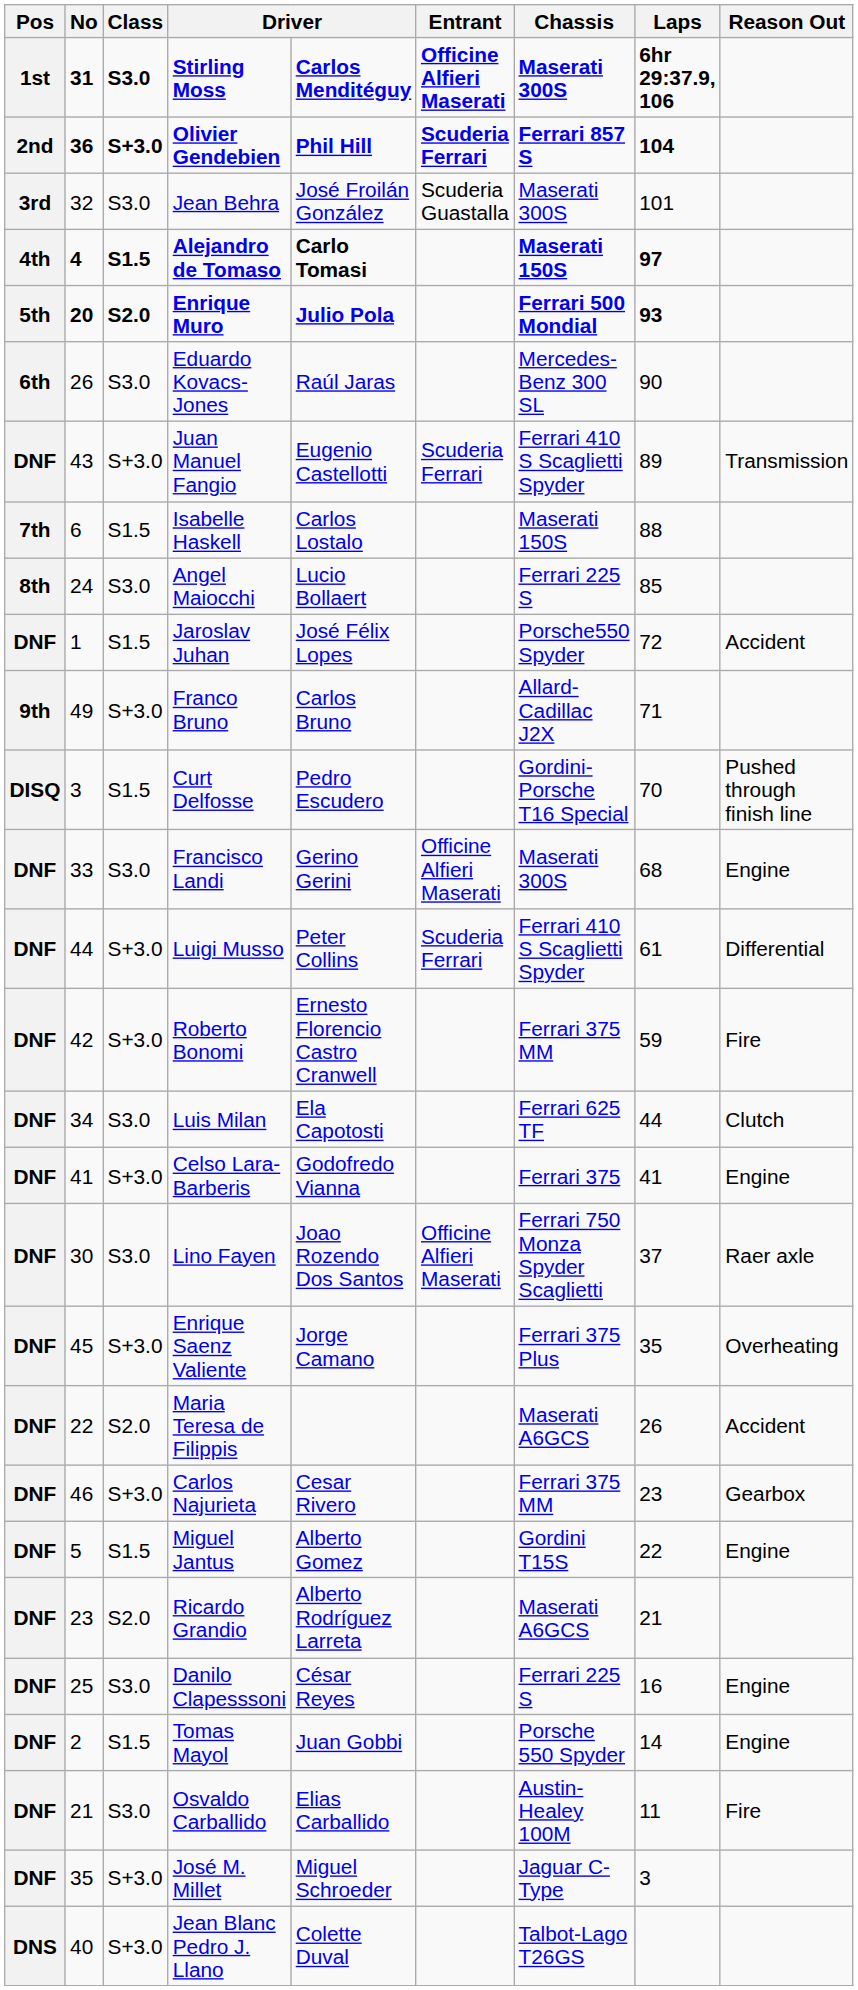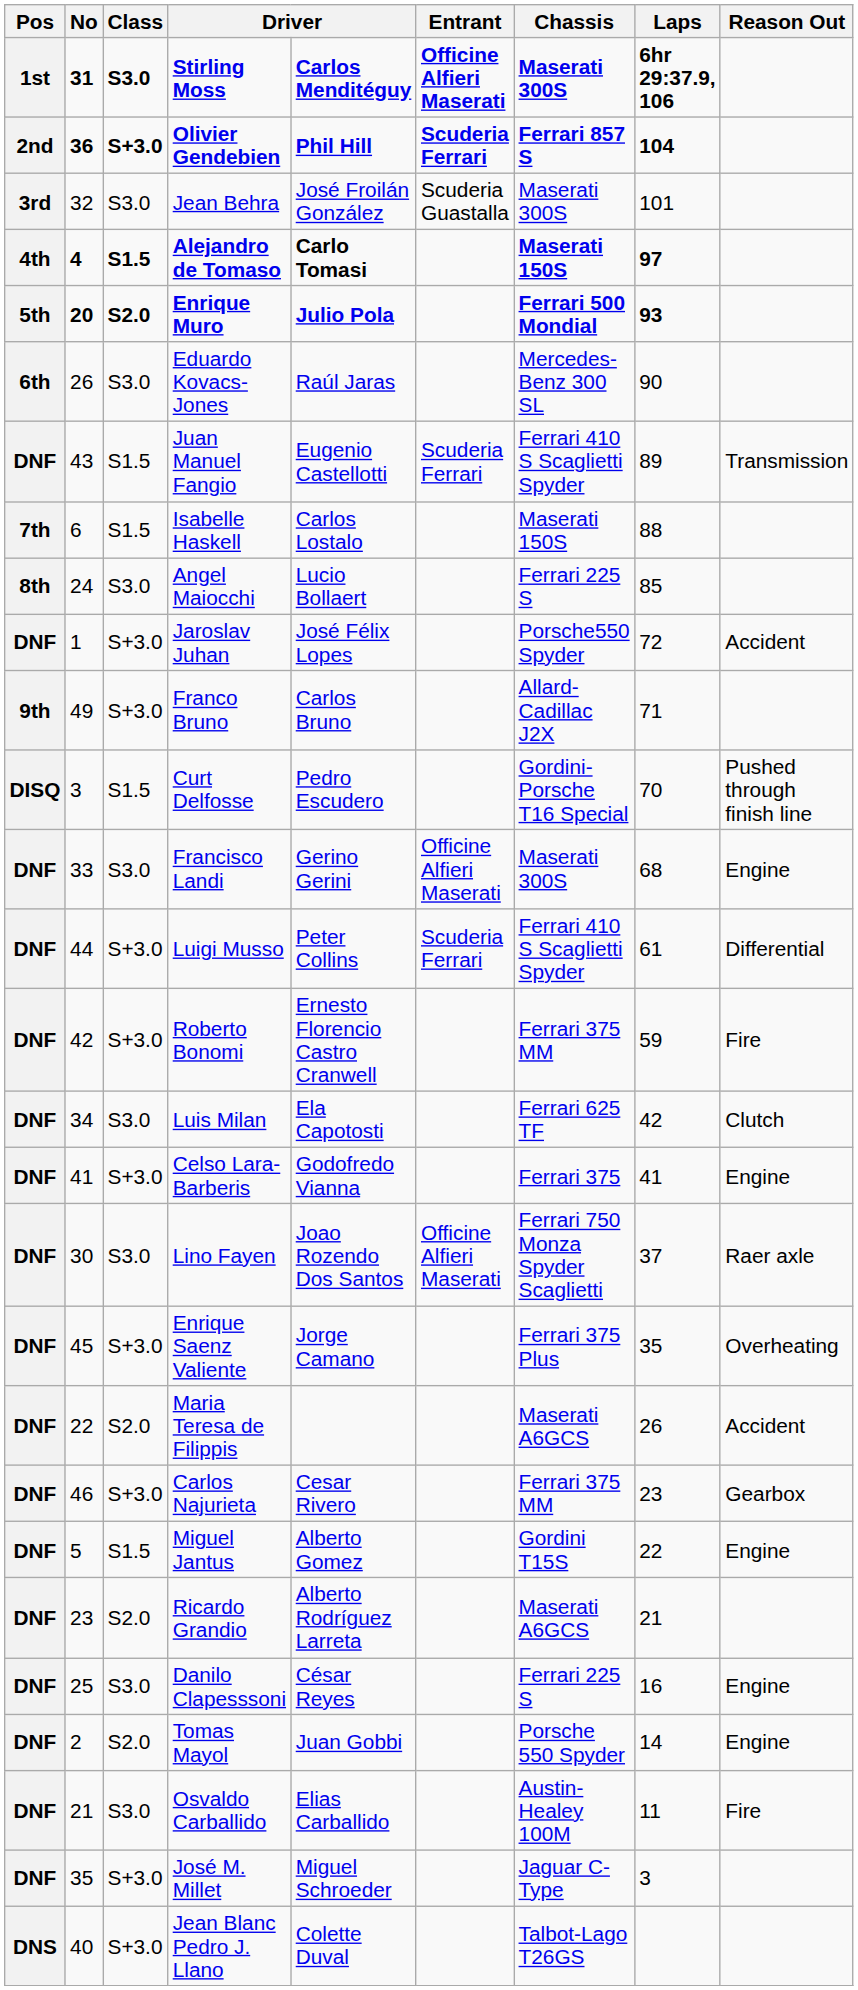(135, 462) S+3.0 -> (129, 462) S1.5
(129, 642) S1.5 -> (135, 642) S+3.0
(651, 1119) 44 -> (651, 1119) 42
(129, 1742) S1.5 -> (129, 1742) S2.0
